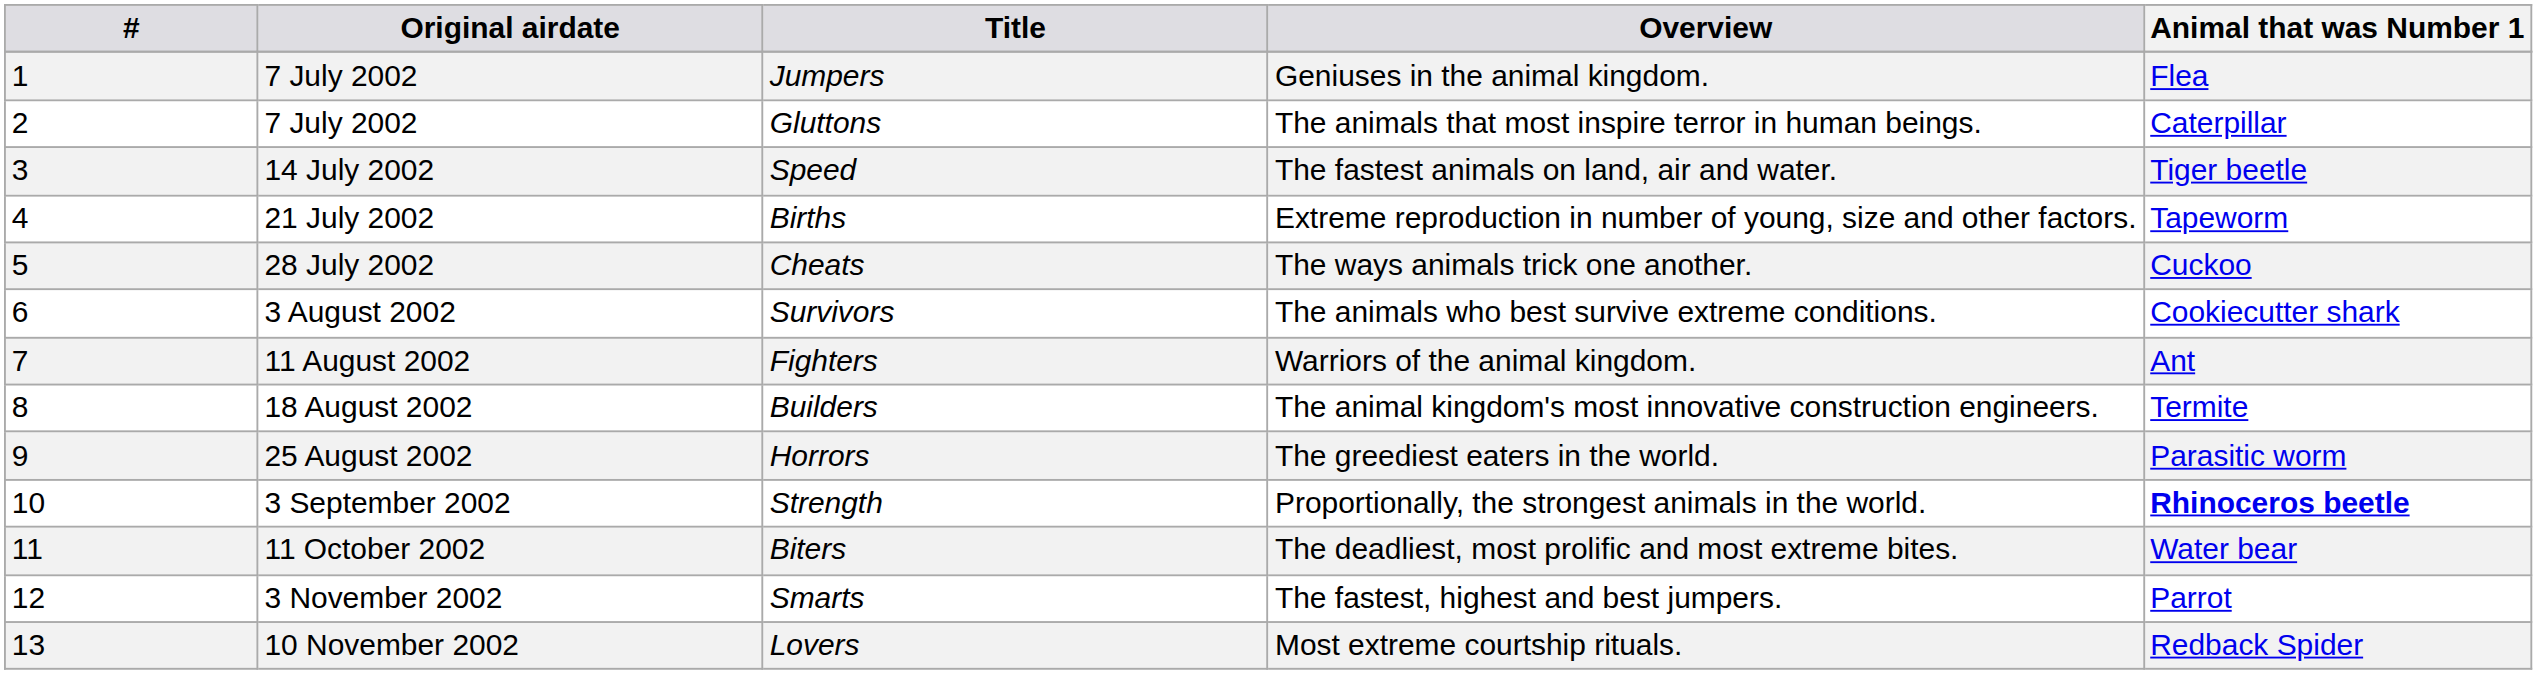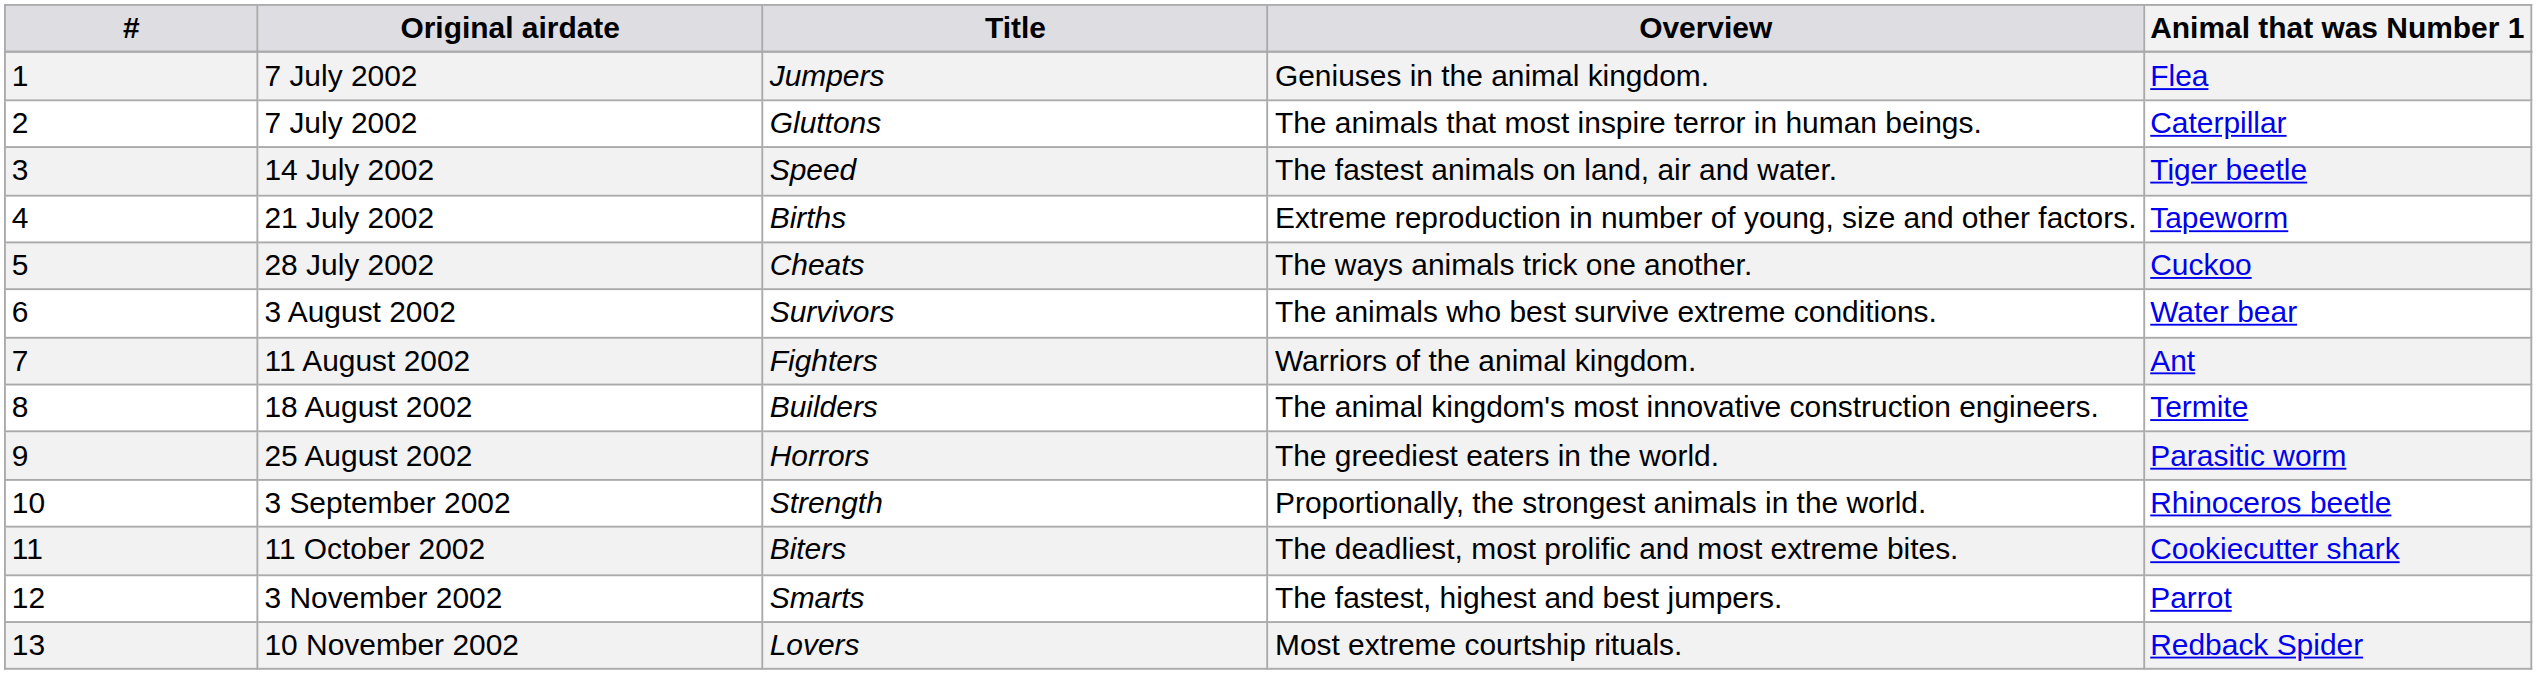(2275, 312) Cookiecutter shark -> (2224, 312) Water bear
(2280, 502) bold -> (2271, 502) normal
(2224, 550) Water bear -> (2275, 550) Cookiecutter shark
